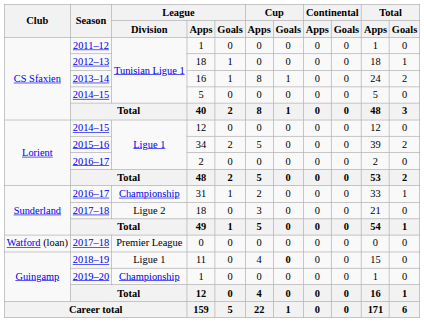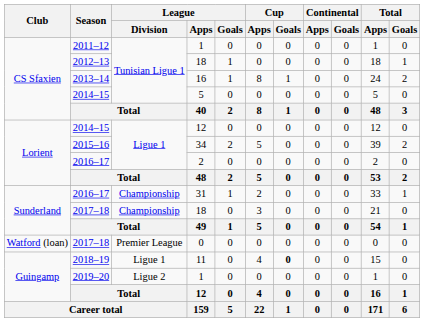(149, 210) Ligue 2 -> (149, 210) Championship
(149, 276) Championship -> (149, 276) Ligue 2
